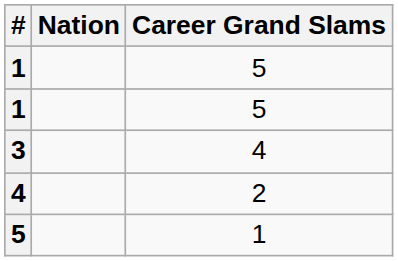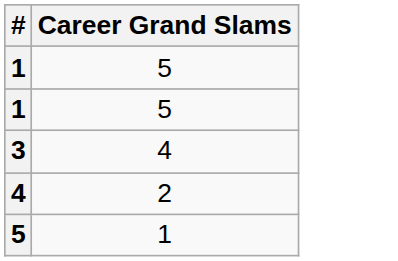- column: (79, 25)
